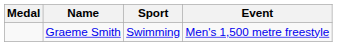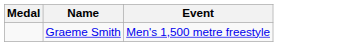- column: (153, 13)
